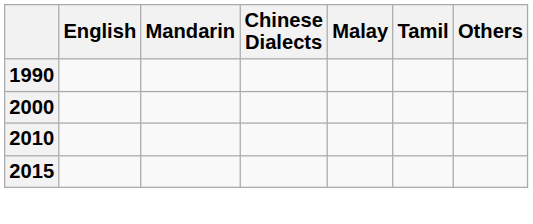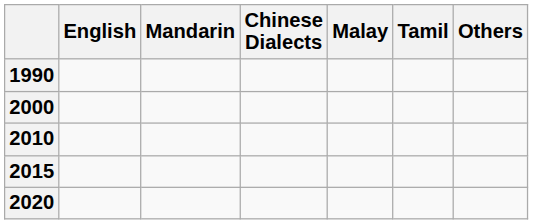+ row: (32, 203)
